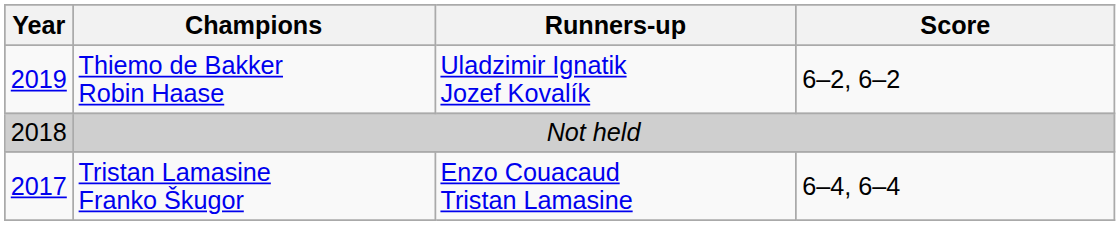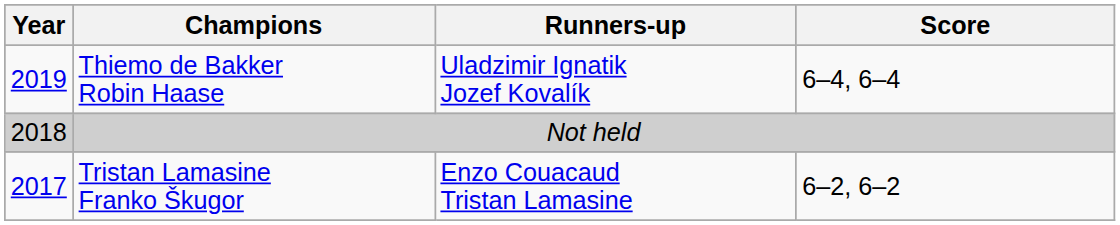(851, 79) 6–2, 6–2 -> (851, 79) 6–4, 6–4
(851, 187) 6–4, 6–4 -> (851, 187) 6–2, 6–2
